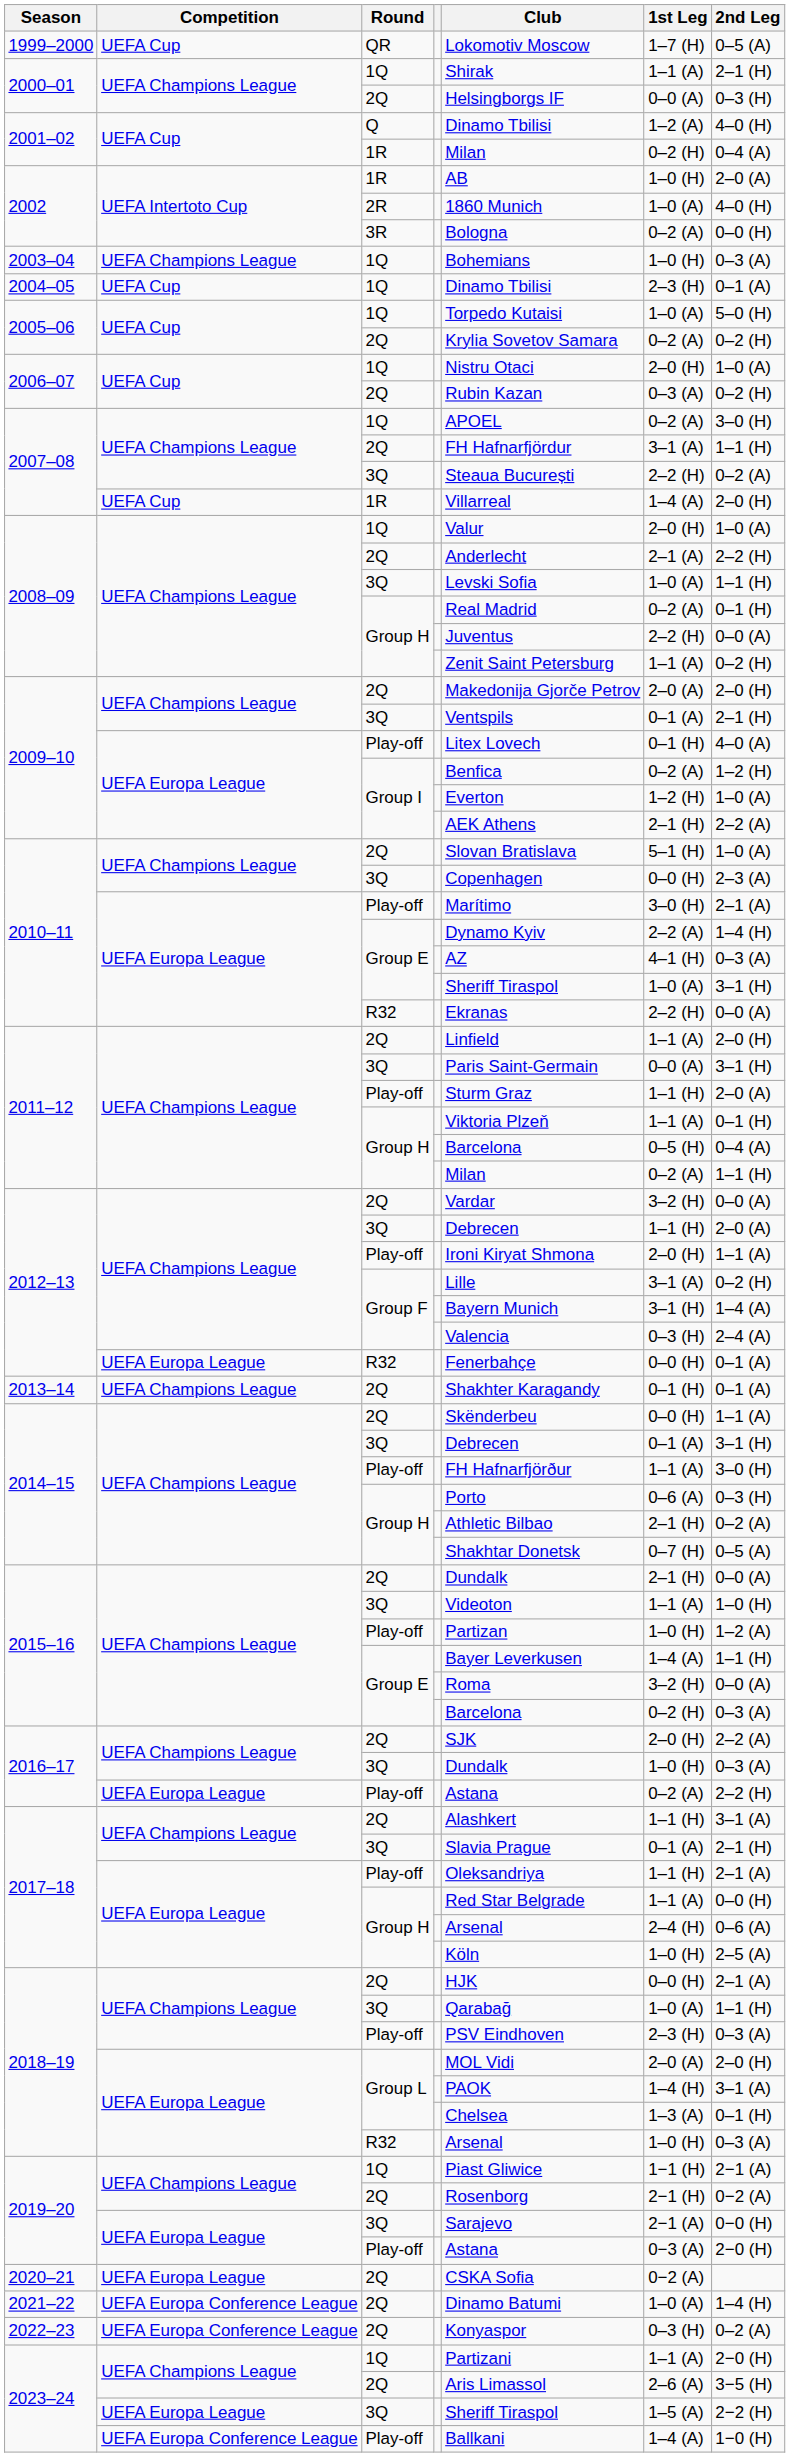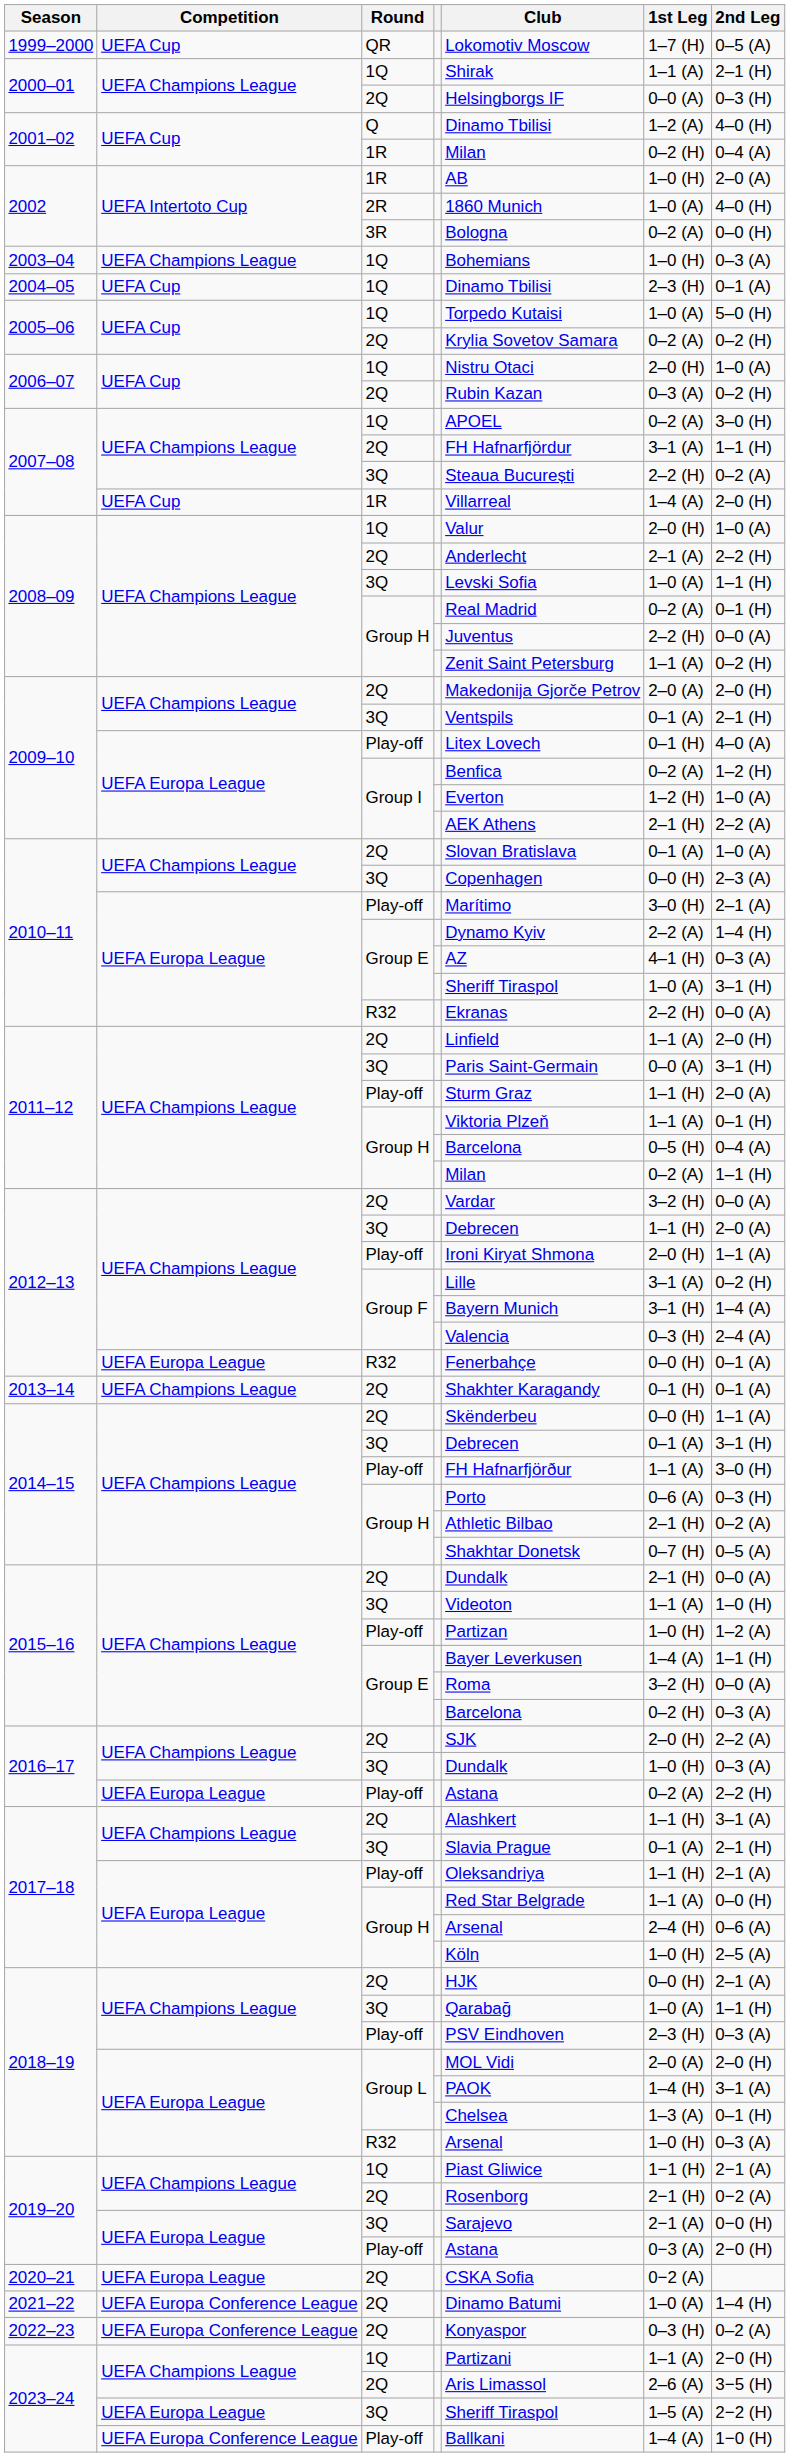(676, 851) 5–1 (H) -> (676, 851) 0–1 (A)
